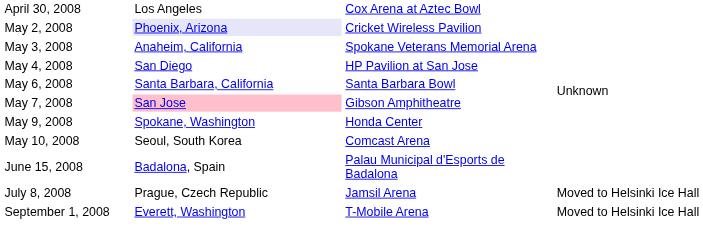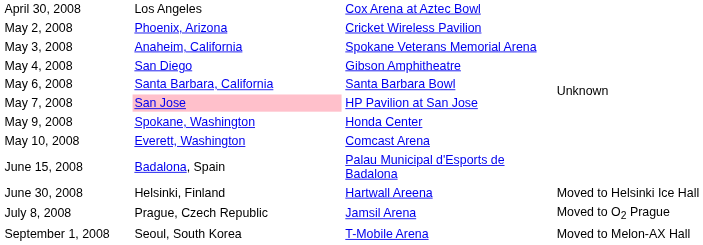(181, 27) lavender background -> (181, 27) no background
(412, 65) HP Pavilion at San Jose -> (403, 65) Gibson Amphitheatre
(403, 103) Gibson Amphitheatre -> (412, 103) HP Pavilion at San Jose
(188, 141) Seoul, South Korea -> (190, 141) Everett, Washington
+ row: (44, 193)
(628, 193) Moved to Helsinki Ice Hall -> (613, 213) Moved to O2 Prague
(190, 211) Everett, Washington -> (188, 234) Seoul, South Korea
(628, 211) Moved to Helsinki Ice Hall -> (623, 234) Moved to Melon-AX Hall
